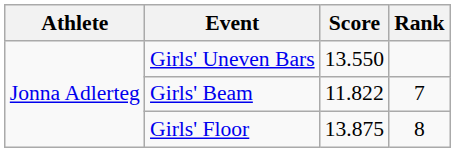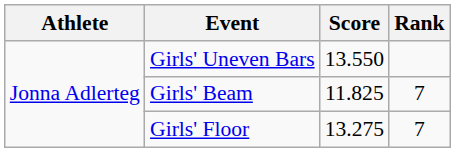(354, 93) 11.822 -> (354, 93) 11.825
(354, 129) 13.875 -> (354, 129) 13.275
(419, 129) 8 -> (419, 129) 7
